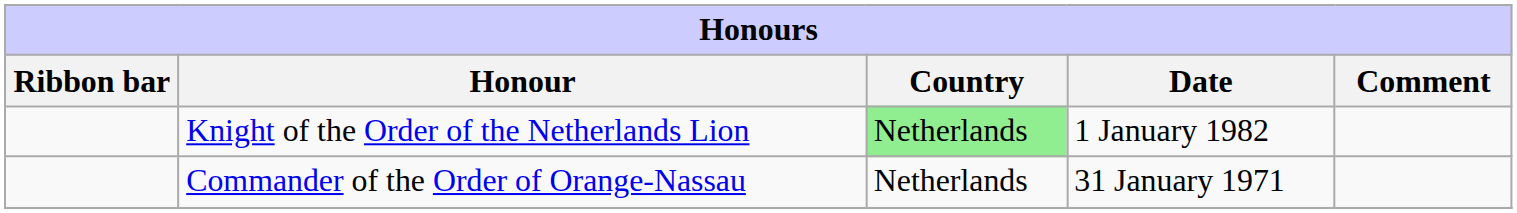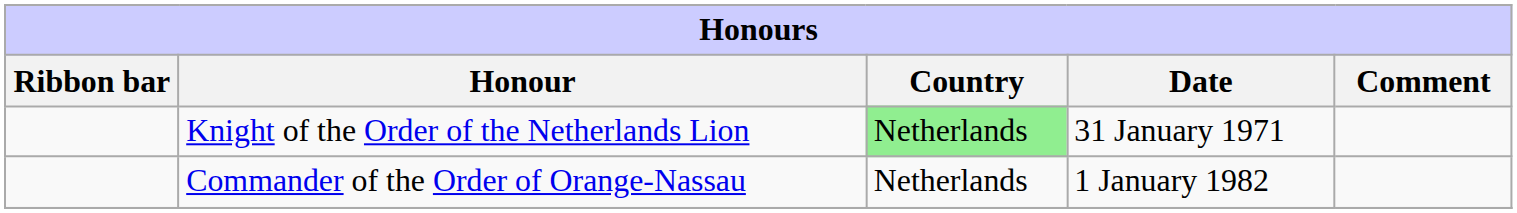(1172, 130) 1 January 1982 -> (1180, 130) 31 January 1971
(1180, 181) 31 January 1971 -> (1172, 181) 1 January 1982
